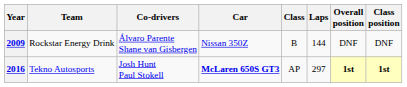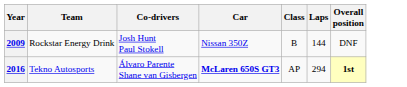- column: (384, 17)
(158, 44) Álvaro Parente Shane van Gisbergen -> (141, 44) Josh Hunt Paul Stokell
(141, 70) Josh Hunt Paul Stokell -> (158, 70) Álvaro Parente Shane van Gisbergen
(319, 70) 297 -> (319, 70) 294
